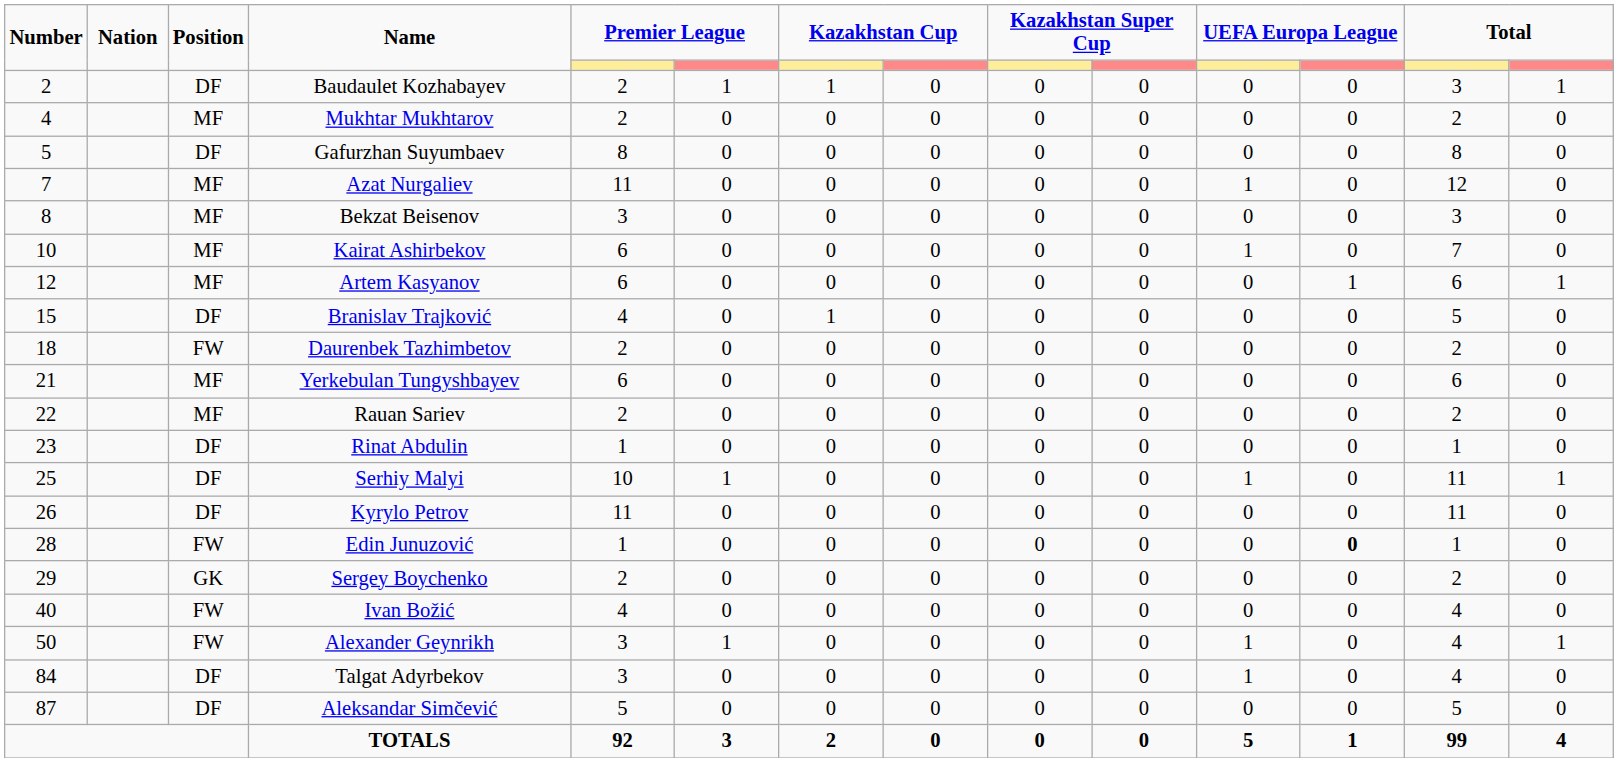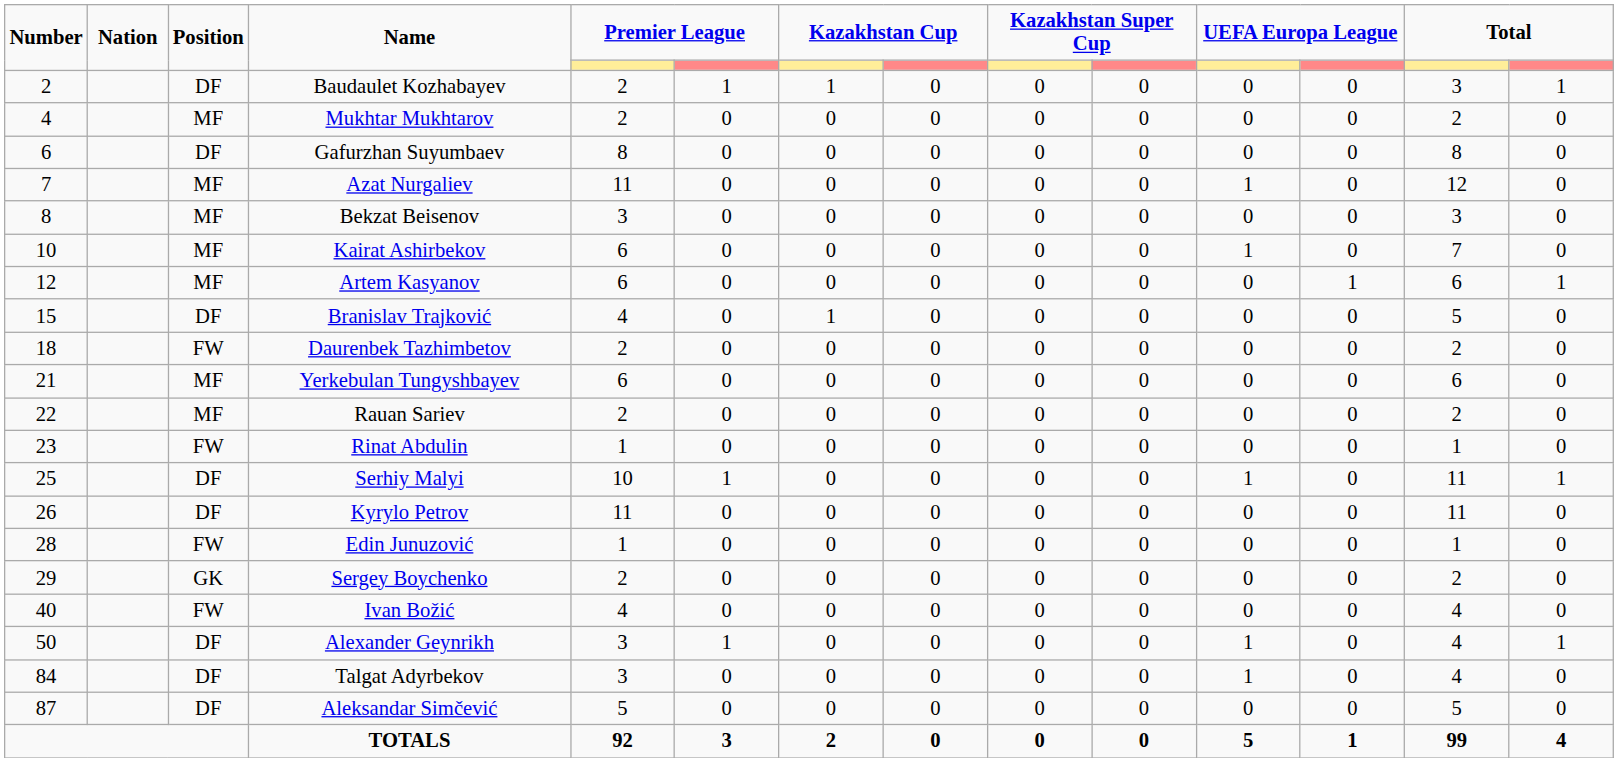(46, 151) 5 -> (46, 151) 6
(208, 446) DF -> (208, 446) FW
(1352, 544) bold -> (1352, 544) normal
(208, 642) FW -> (208, 642) DF
